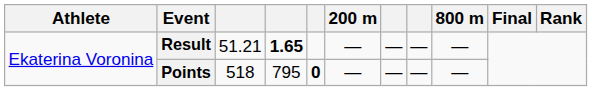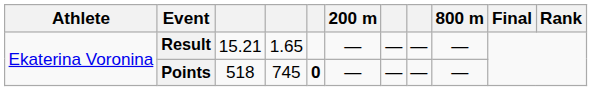(240, 46) 51.21 -> (240, 46) 15.21
(286, 46) bold -> (286, 46) normal
(286, 73) 795 -> (286, 73) 745
